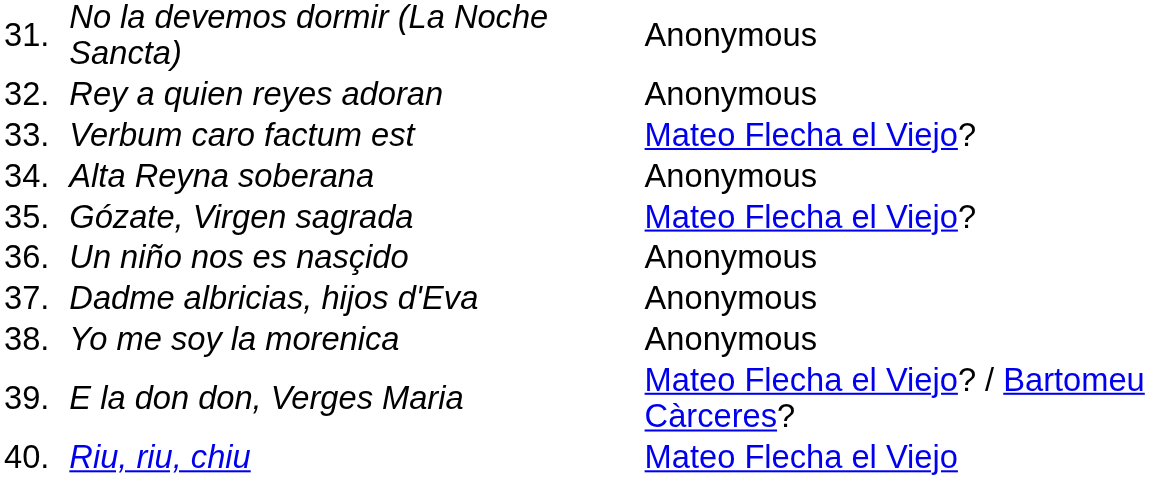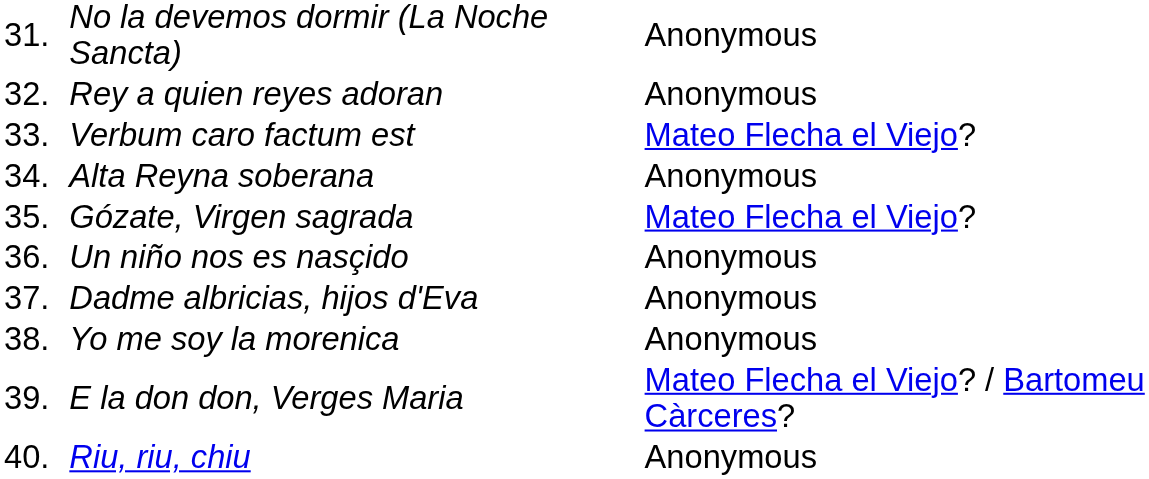(801, 457) Mateo Flecha el Viejo -> (731, 457) Anonymous
